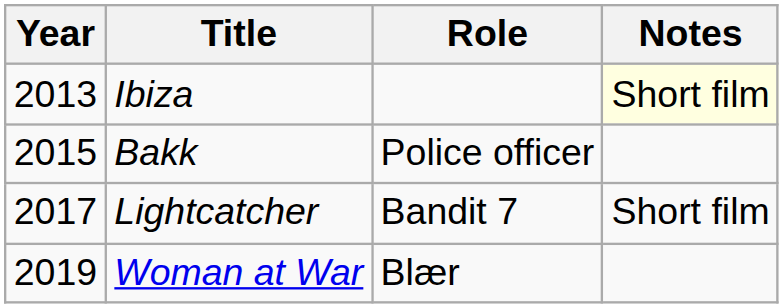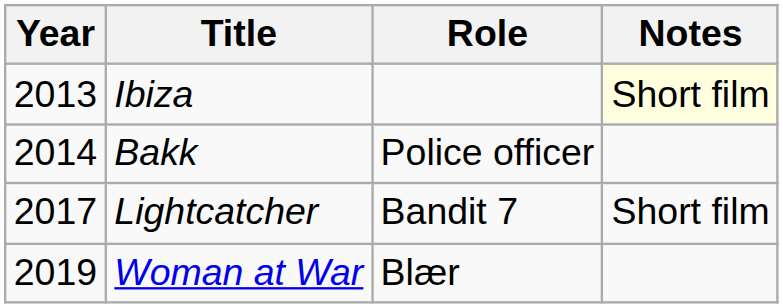(55, 152) 2015 -> (55, 152) 2014
